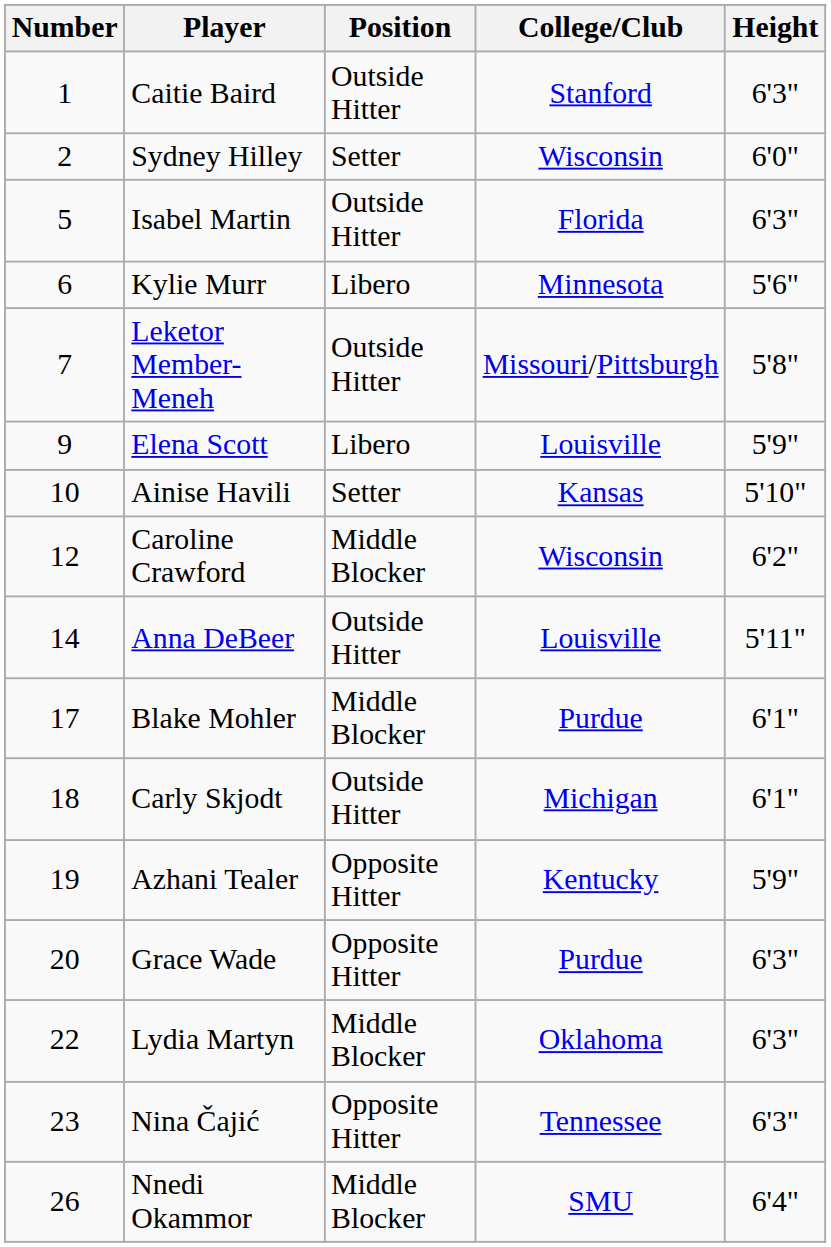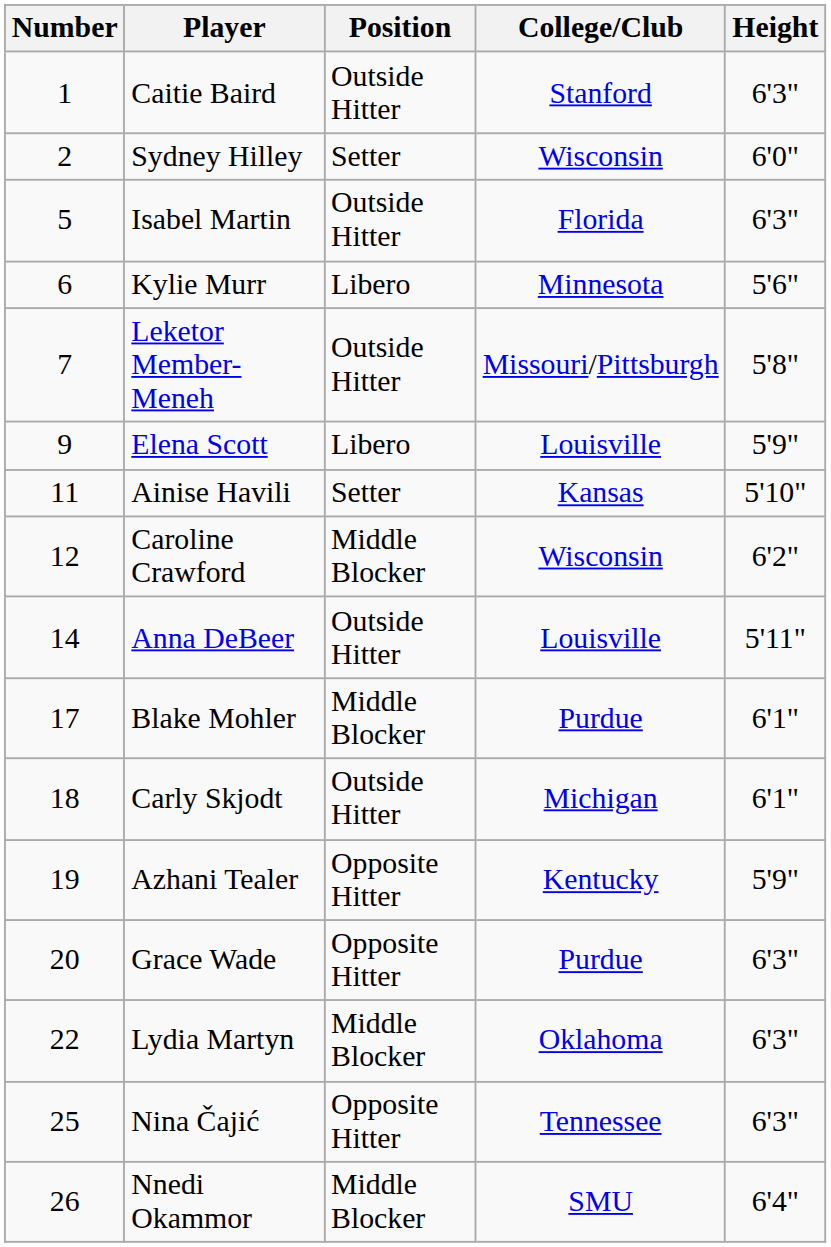(65, 492) 10 -> (65, 492) 11
(65, 1121) 23 -> (65, 1121) 25
